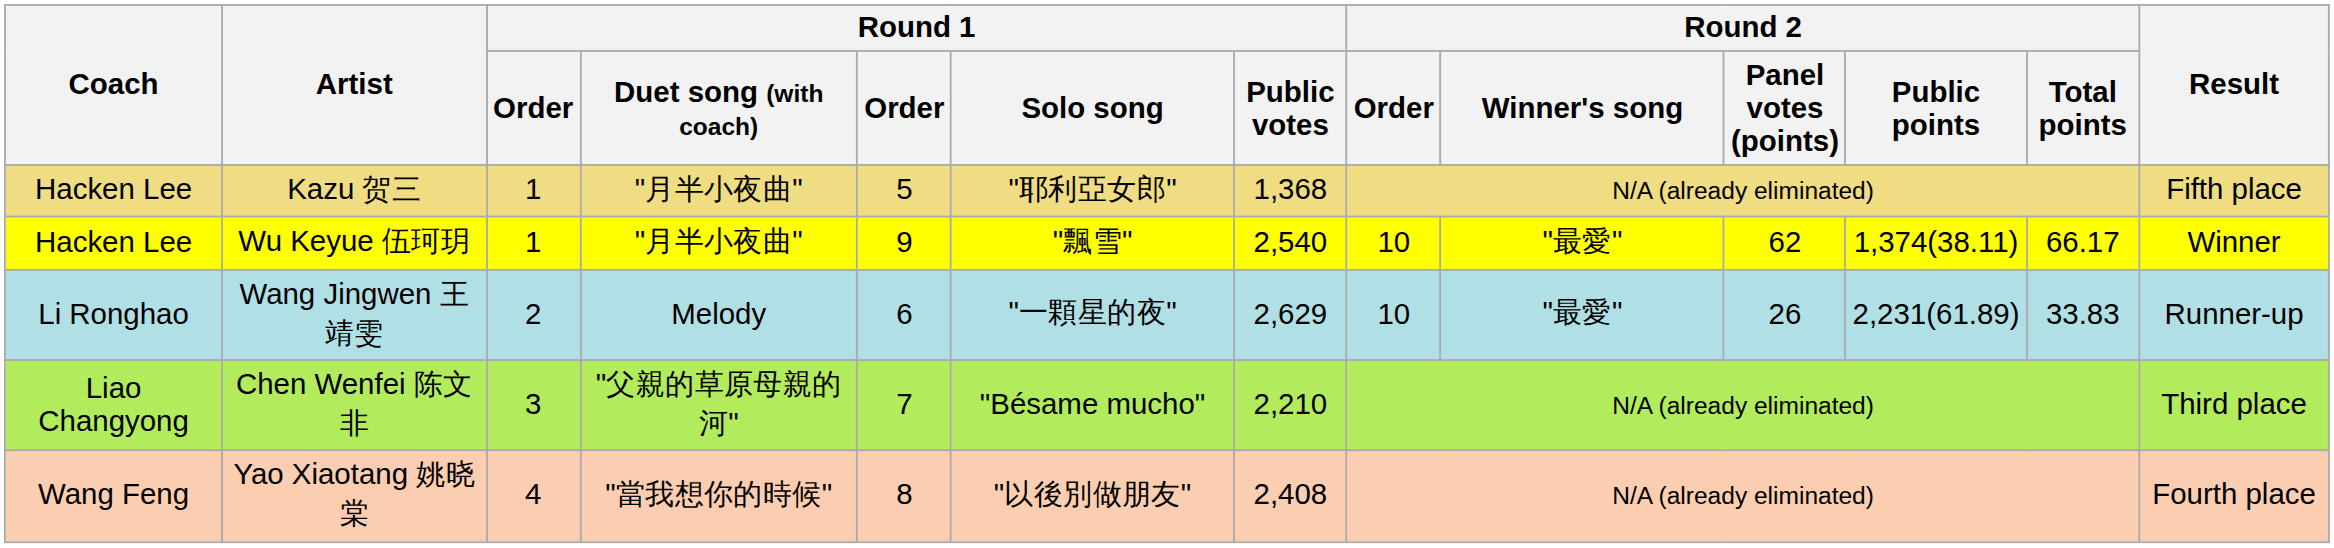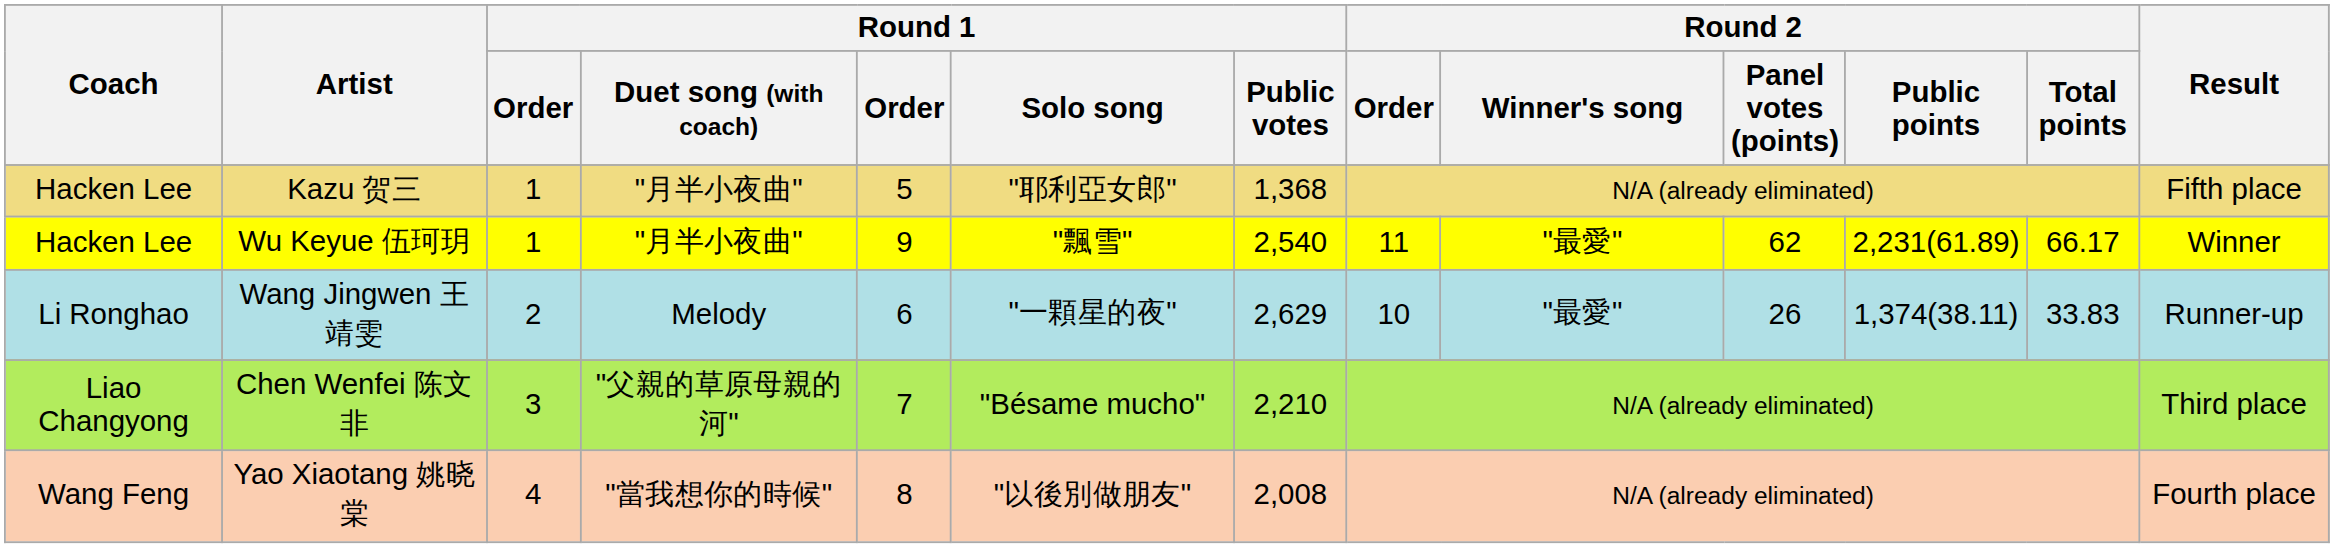(1394, 242) 10 -> (1394, 242) 11
(1936, 242) 1,374(38.11) -> (1936, 242) 2,231(61.89)
(1936, 313) 2,231(61.89) -> (1936, 313) 1,374(38.11)
(1290, 495) 2,408 -> (1290, 495) 2,008
